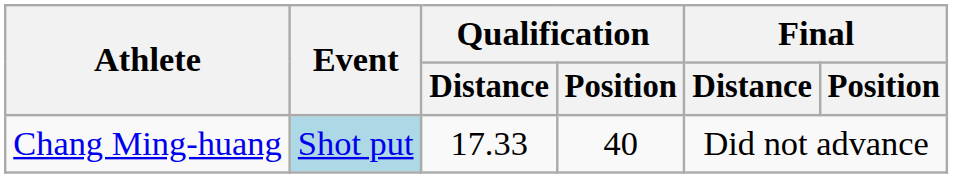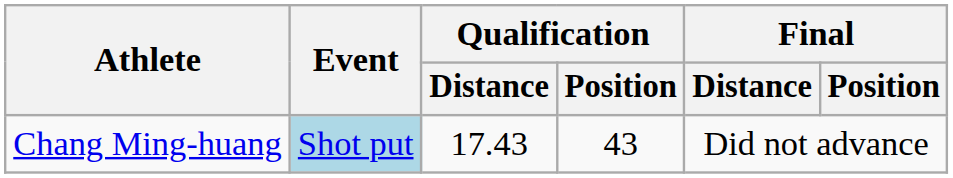(489, 143) 17.33 -> (489, 143) 17.43
(621, 143) 40 -> (621, 143) 43
